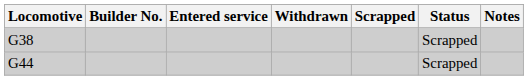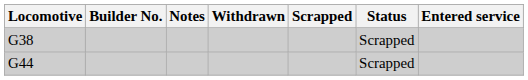columns swapped: (219, 16) <-> (502, 16)
